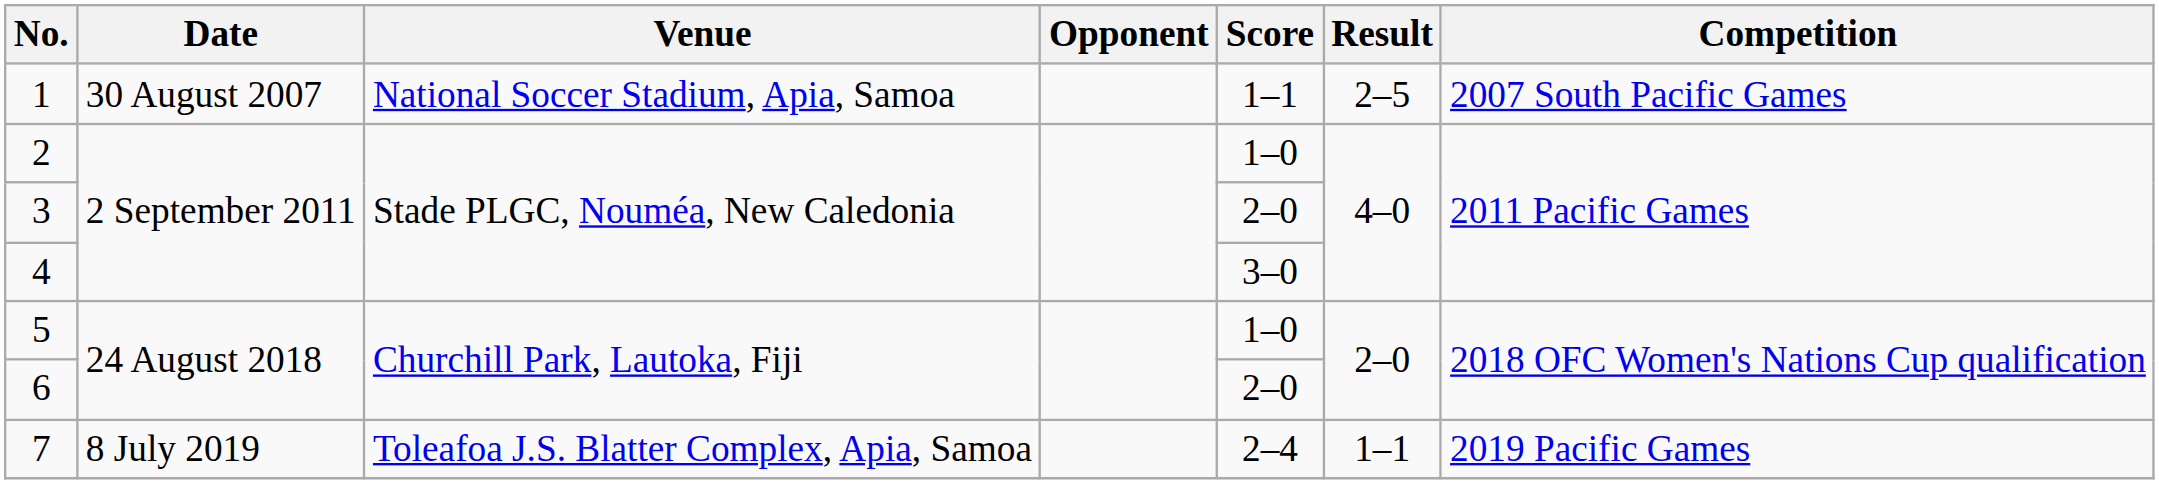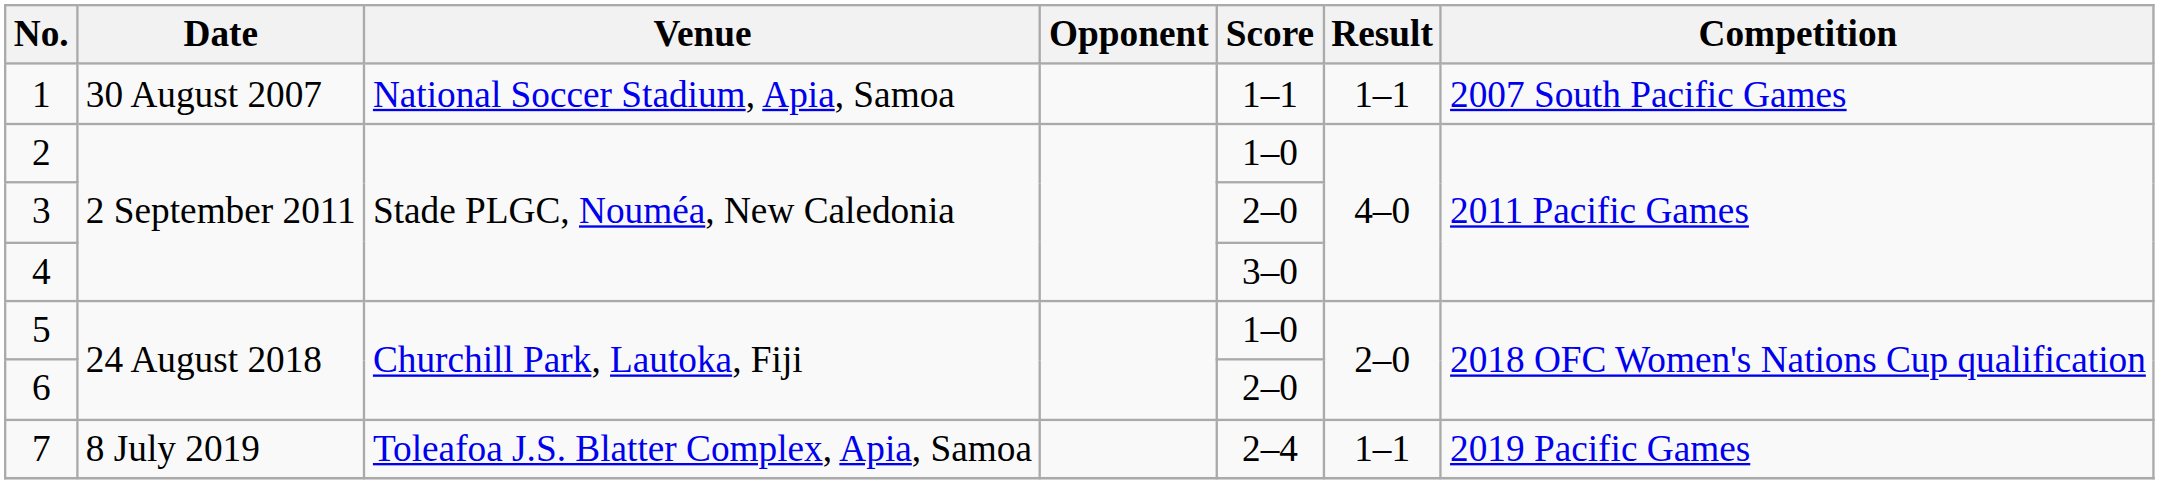(1382, 93) 2–5 -> (1382, 93) 1–1
